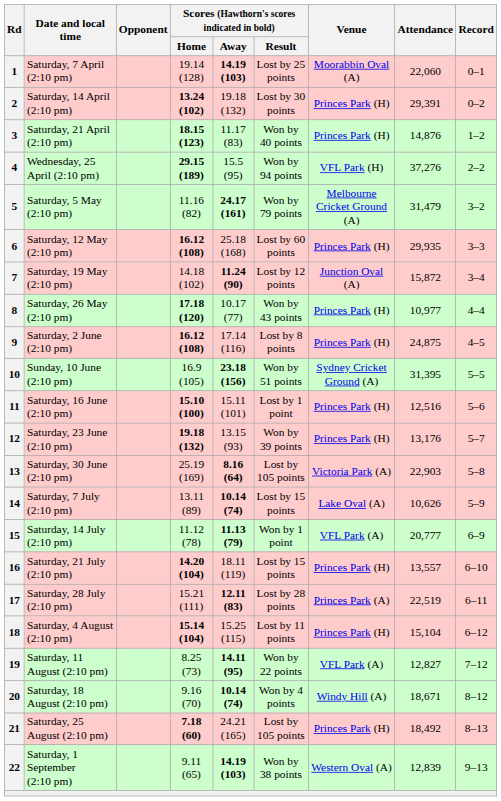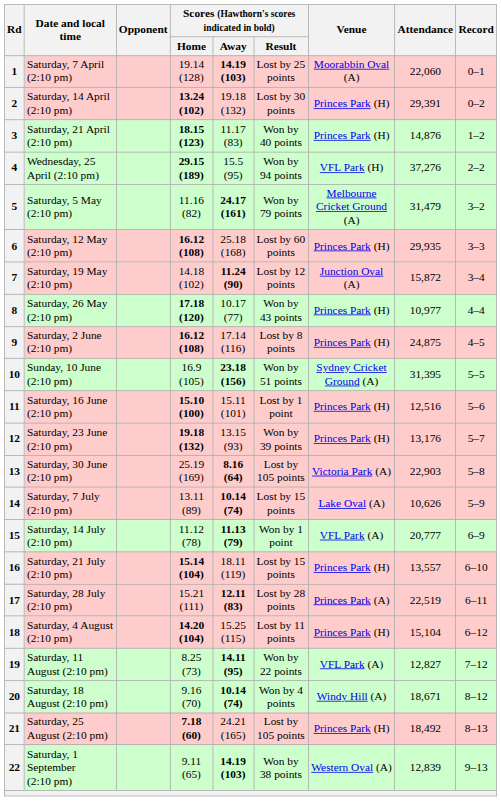(191, 568) 14.20 (104) -> (191, 568) 15.14 (104)
(191, 632) 15.14 (104) -> (191, 632) 14.20 (104)
